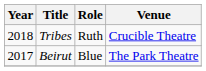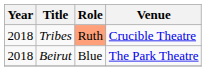(90, 35) no background -> (90, 35) lightsalmon background
(20, 55) 2017 -> (20, 55) 2018
